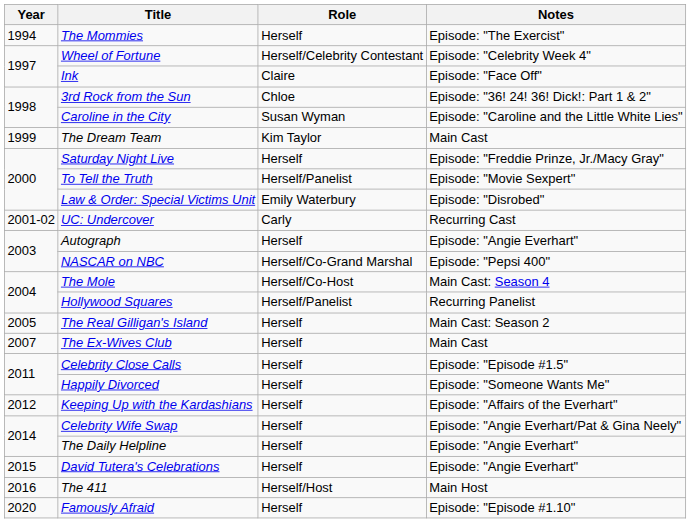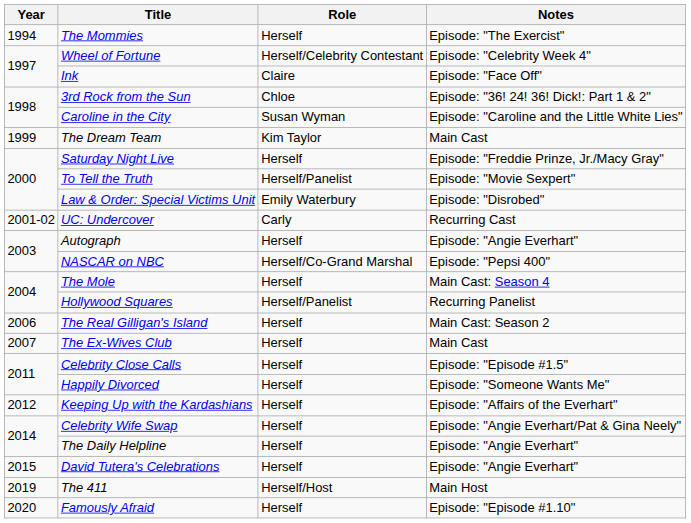(307, 281) Herself/Co-Host -> (282, 281) Herself
(22, 323) 2005 -> (22, 323) 2006
(22, 487) 2016 -> (22, 487) 2019
